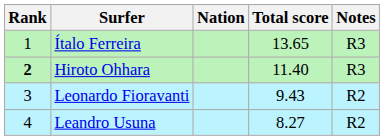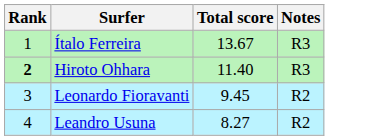- column: (221, 17)
(290, 43) 13.65 -> (235, 43) 13.67
(290, 95) 9.43 -> (235, 95) 9.45
